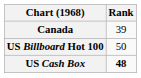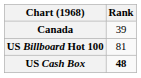(121, 47) 50 -> (121, 47) 81
